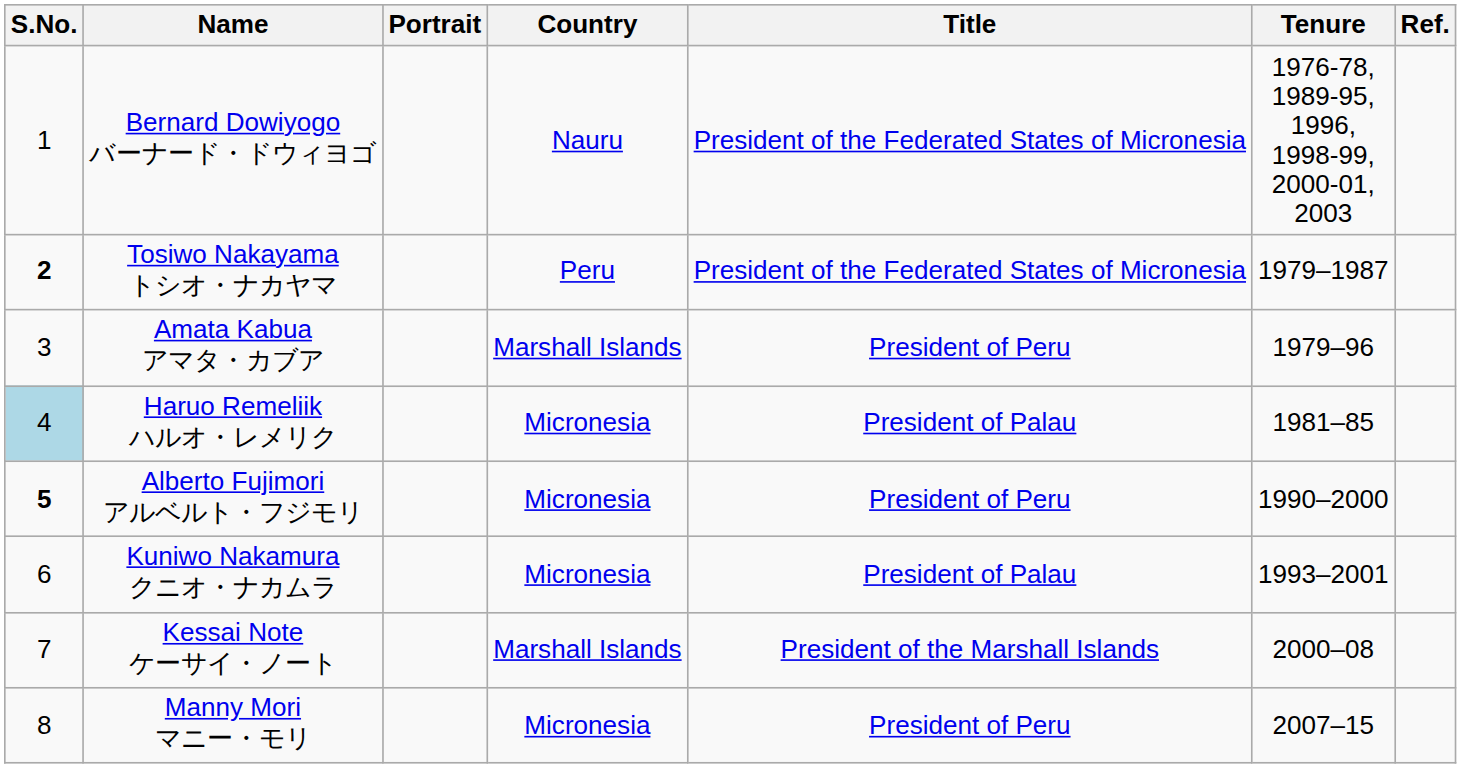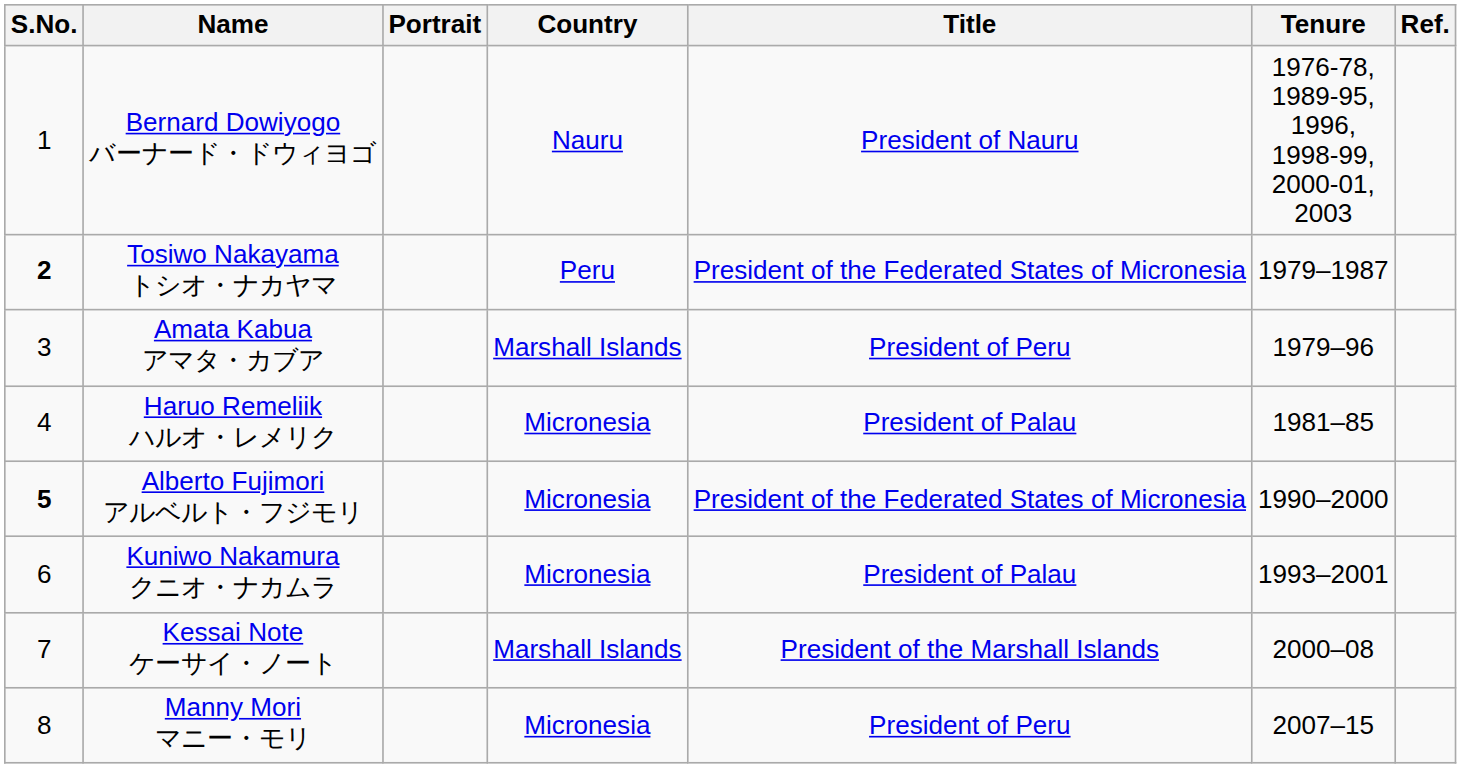(970, 139) President of the Federated States of Micronesia -> (970, 139) President of Nauru
(44, 422) lightblue background -> (44, 422) no background
(970, 498) President of Peru -> (970, 498) President of the Federated States of Micronesia
